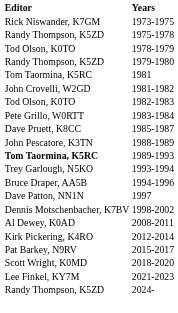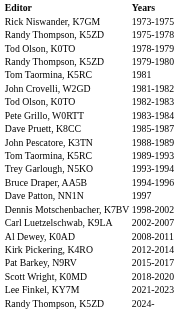(51, 156) bold -> (48, 156) normal
+ row: (153, 223)
